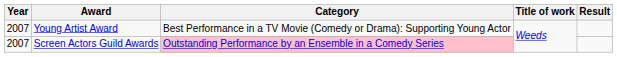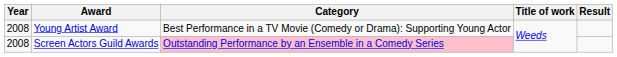(18, 28) 2007 -> (18, 28) 2008
(18, 44) 2007 -> (18, 44) 2008
